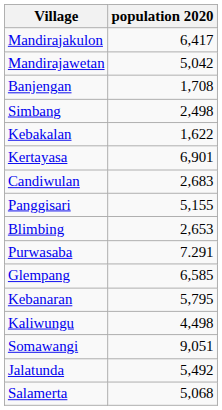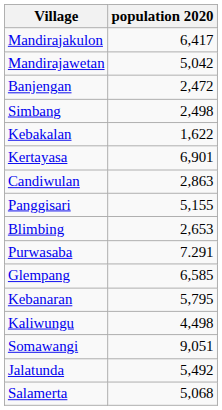(197, 87) 1,708 -> (197, 87) 2,472
(197, 181) 2,683 -> (197, 181) 2,863
